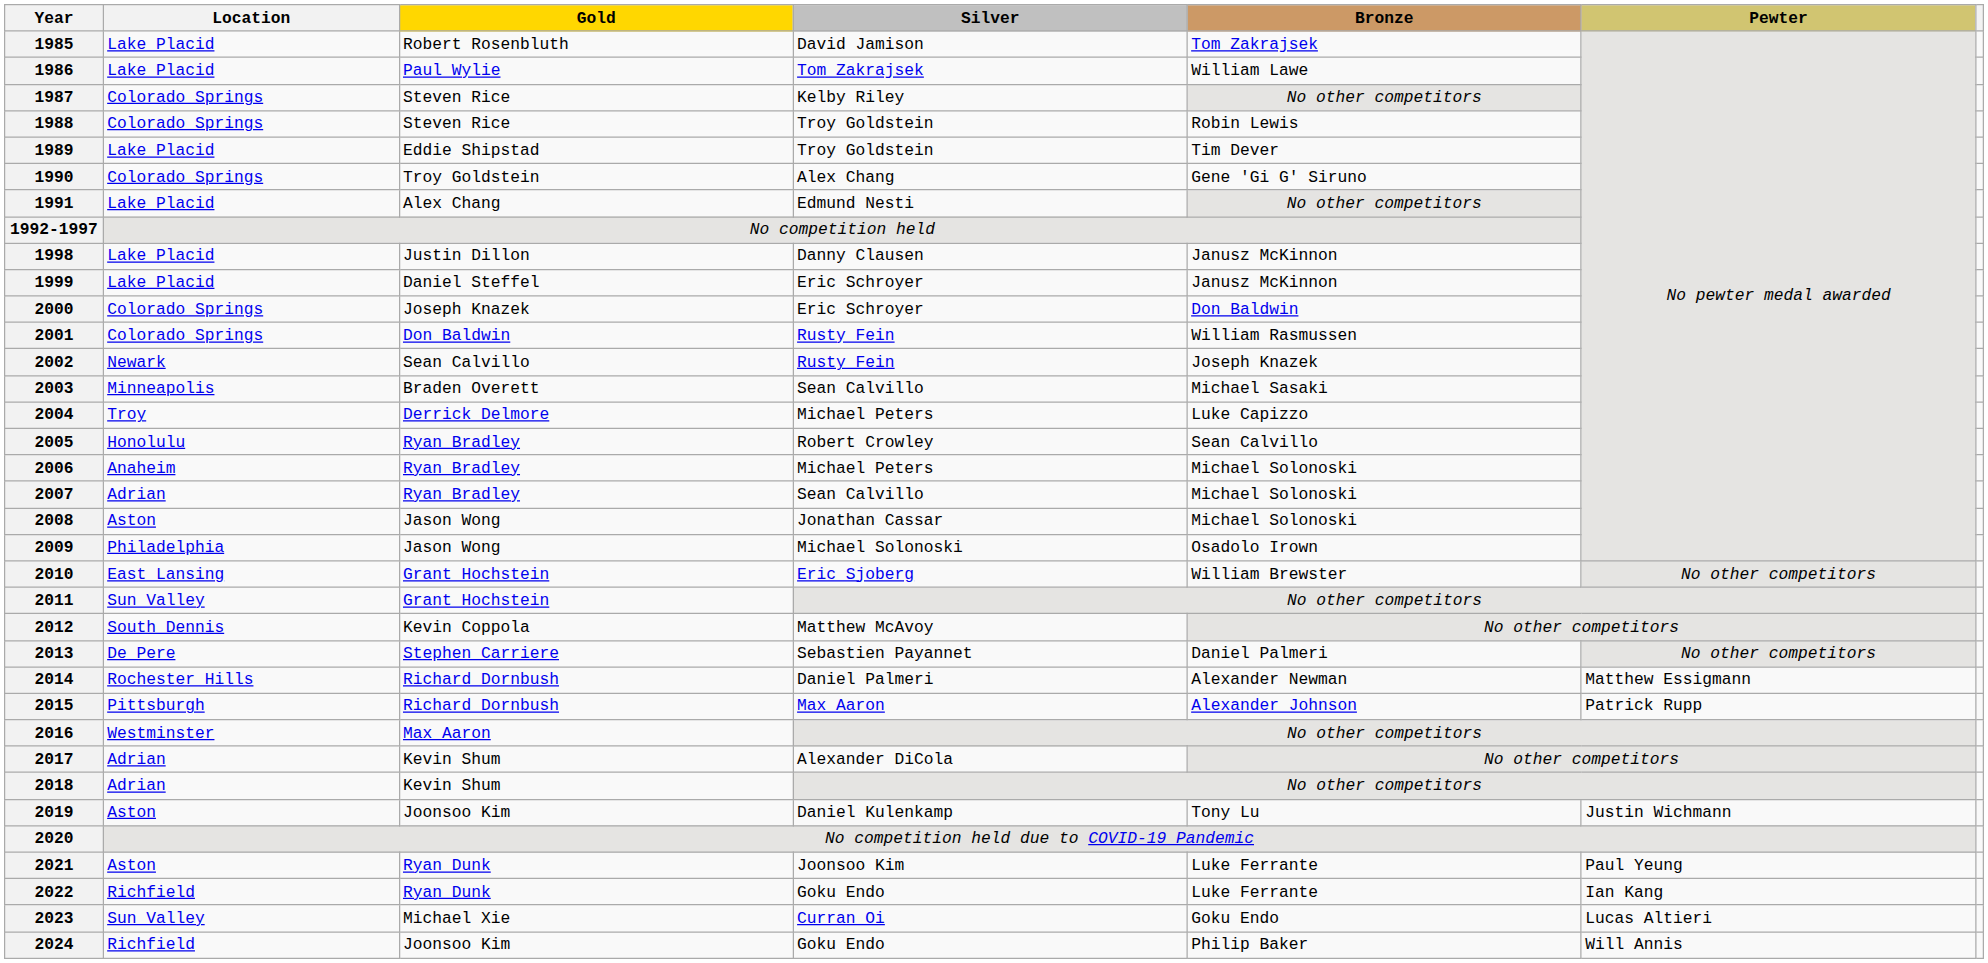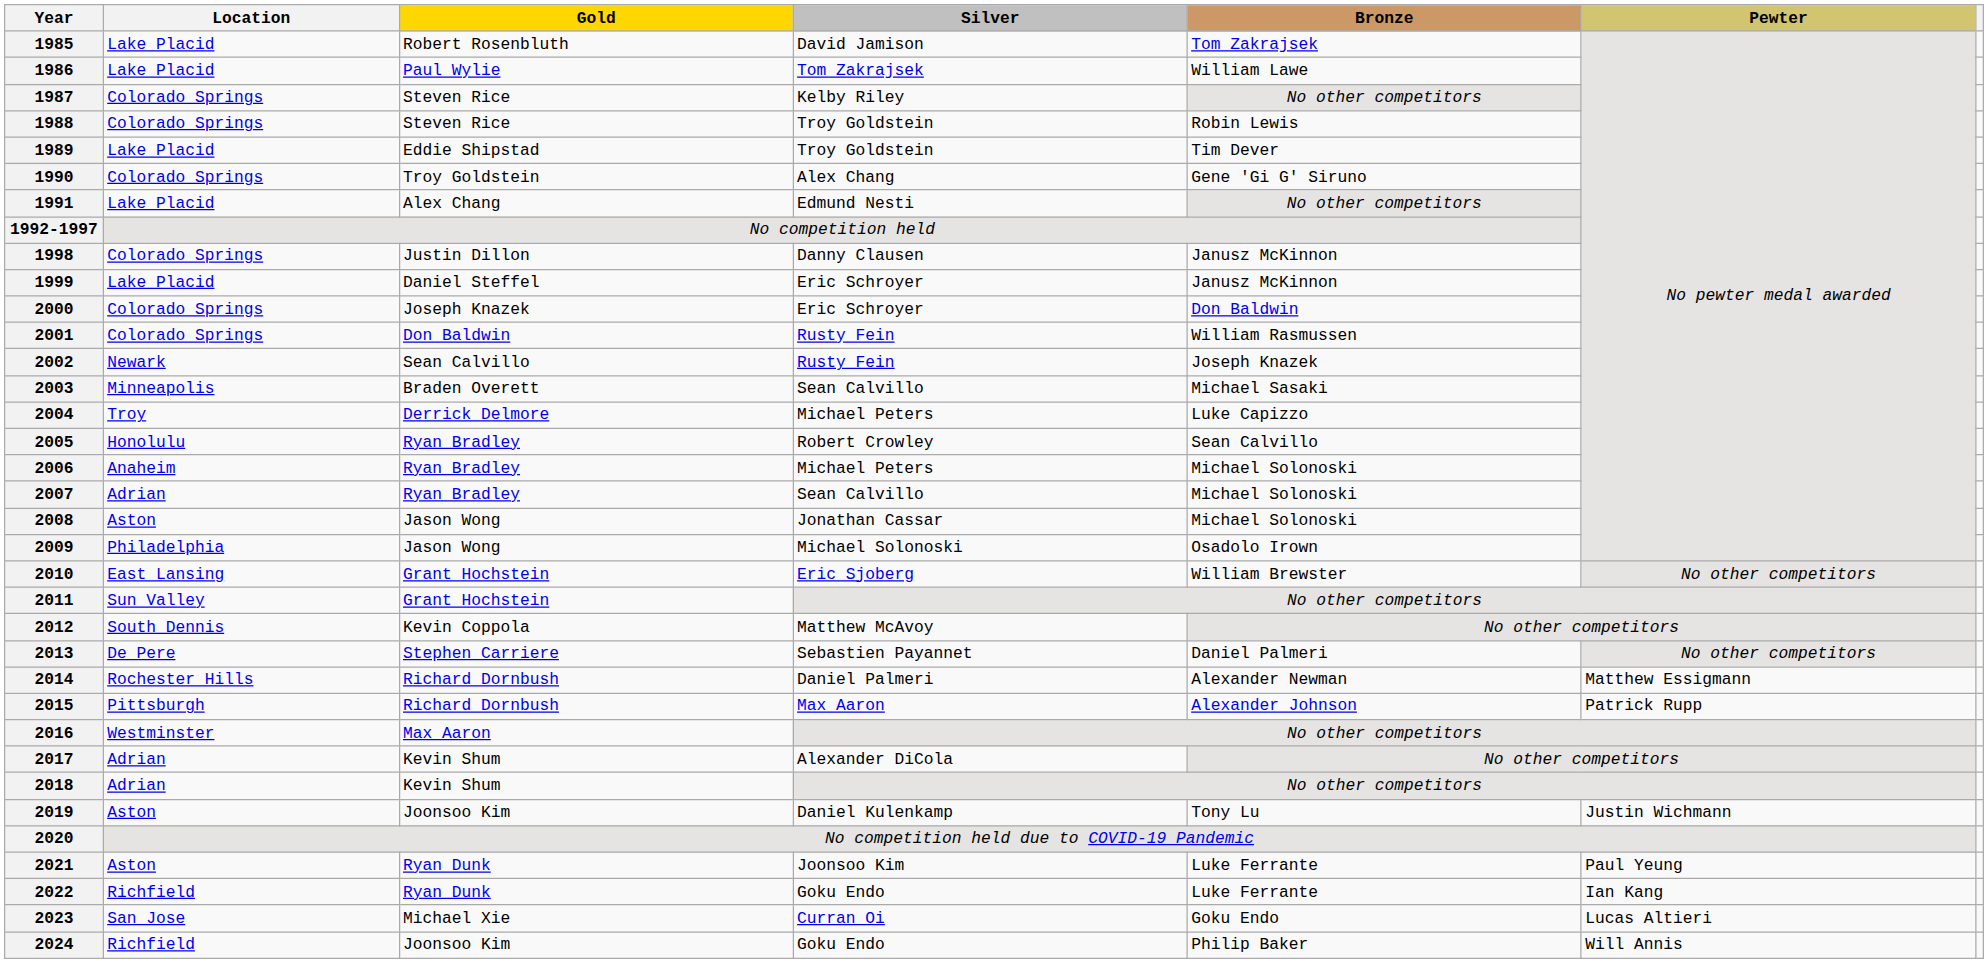(161, 256) Lake Placid -> (185, 256) Colorado Springs
(156, 918) Sun Valley -> (146, 918) San Jose
